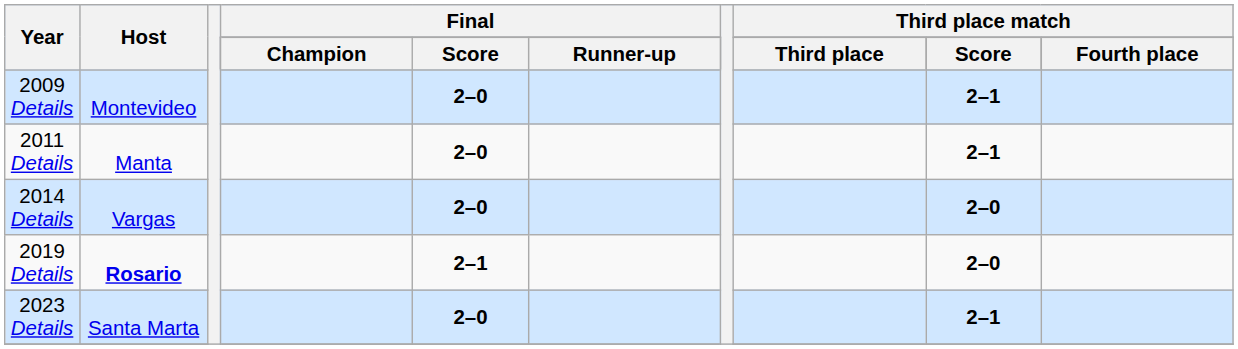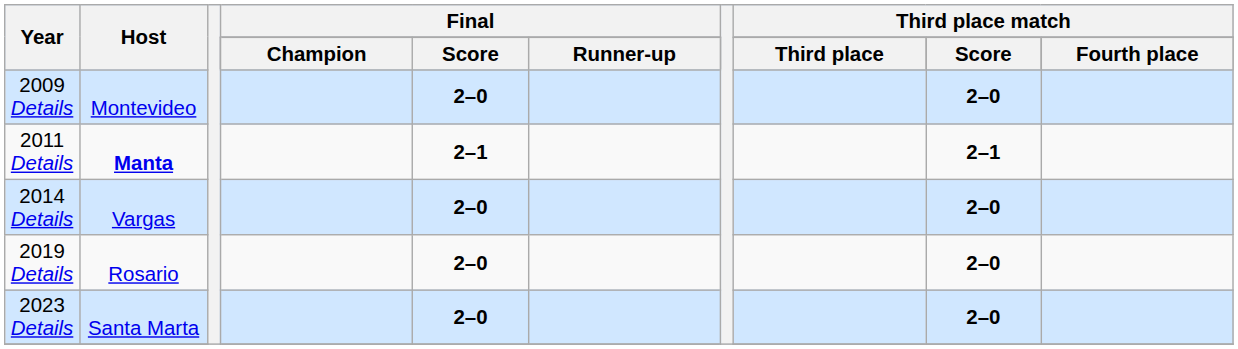(983, 97) 2–1 -> (983, 97) 2–0
(144, 164) normal -> (144, 164) bold
(470, 152) 2–0 -> (470, 152) 2–1
(144, 274) bold -> (144, 274) normal
(470, 262) 2–1 -> (470, 262) 2–0
(983, 317) 2–1 -> (983, 317) 2–0
